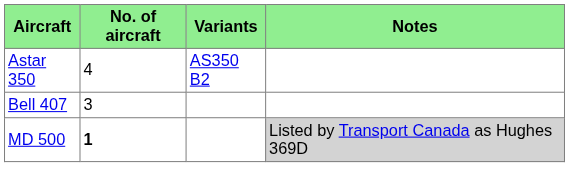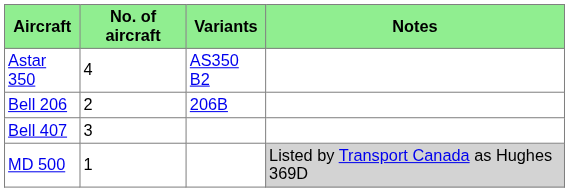+ row: (38, 104)
(88, 139) bold -> (88, 165) normal
